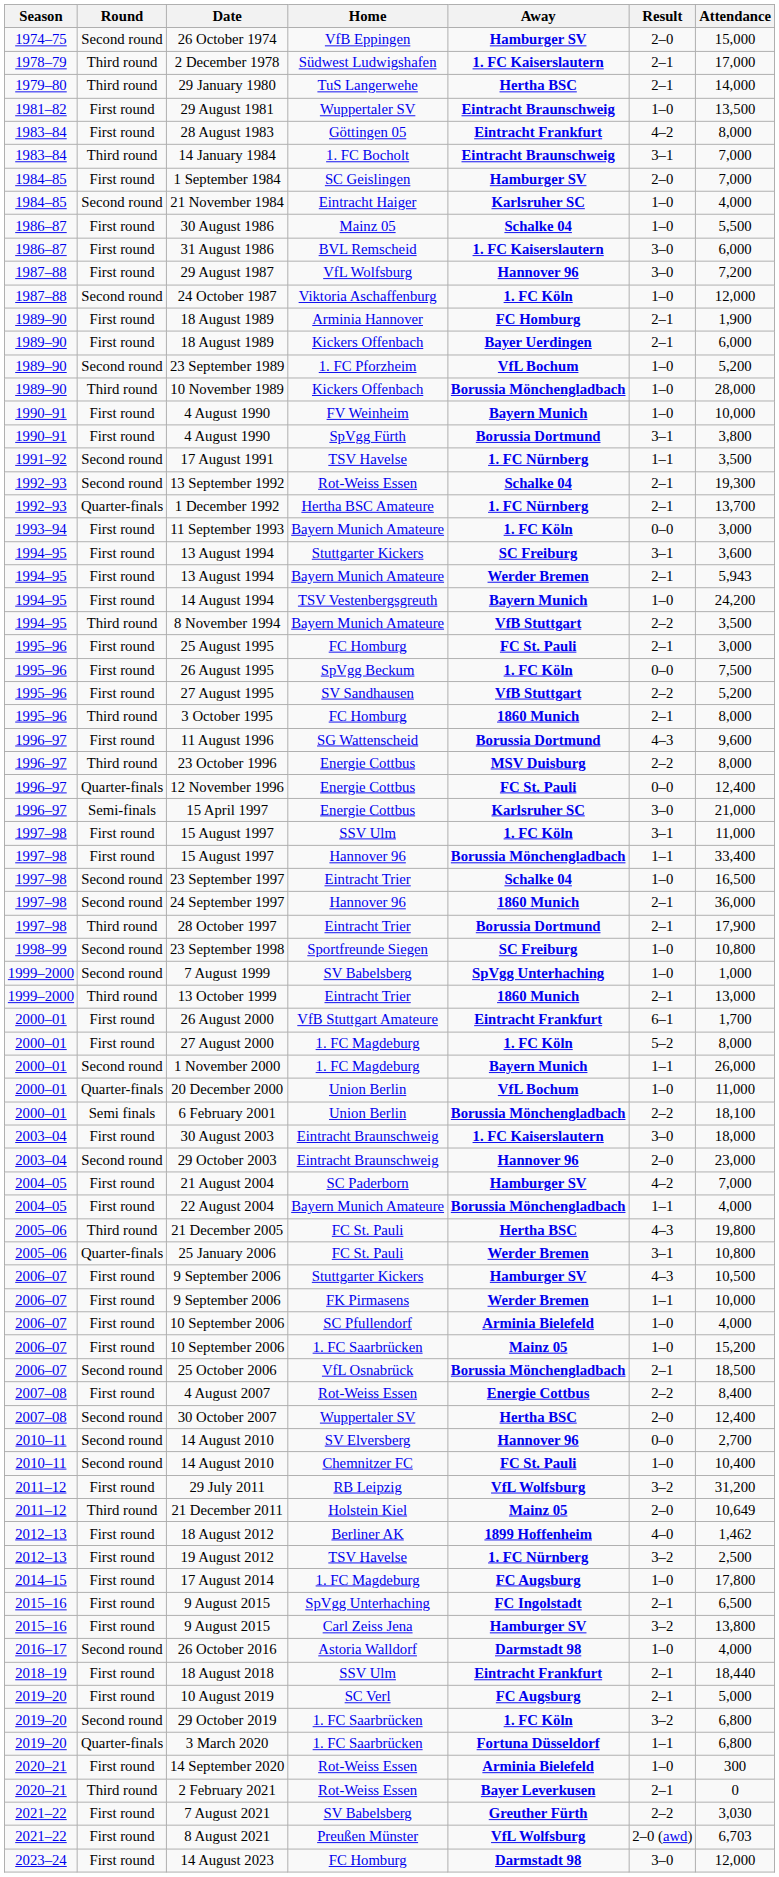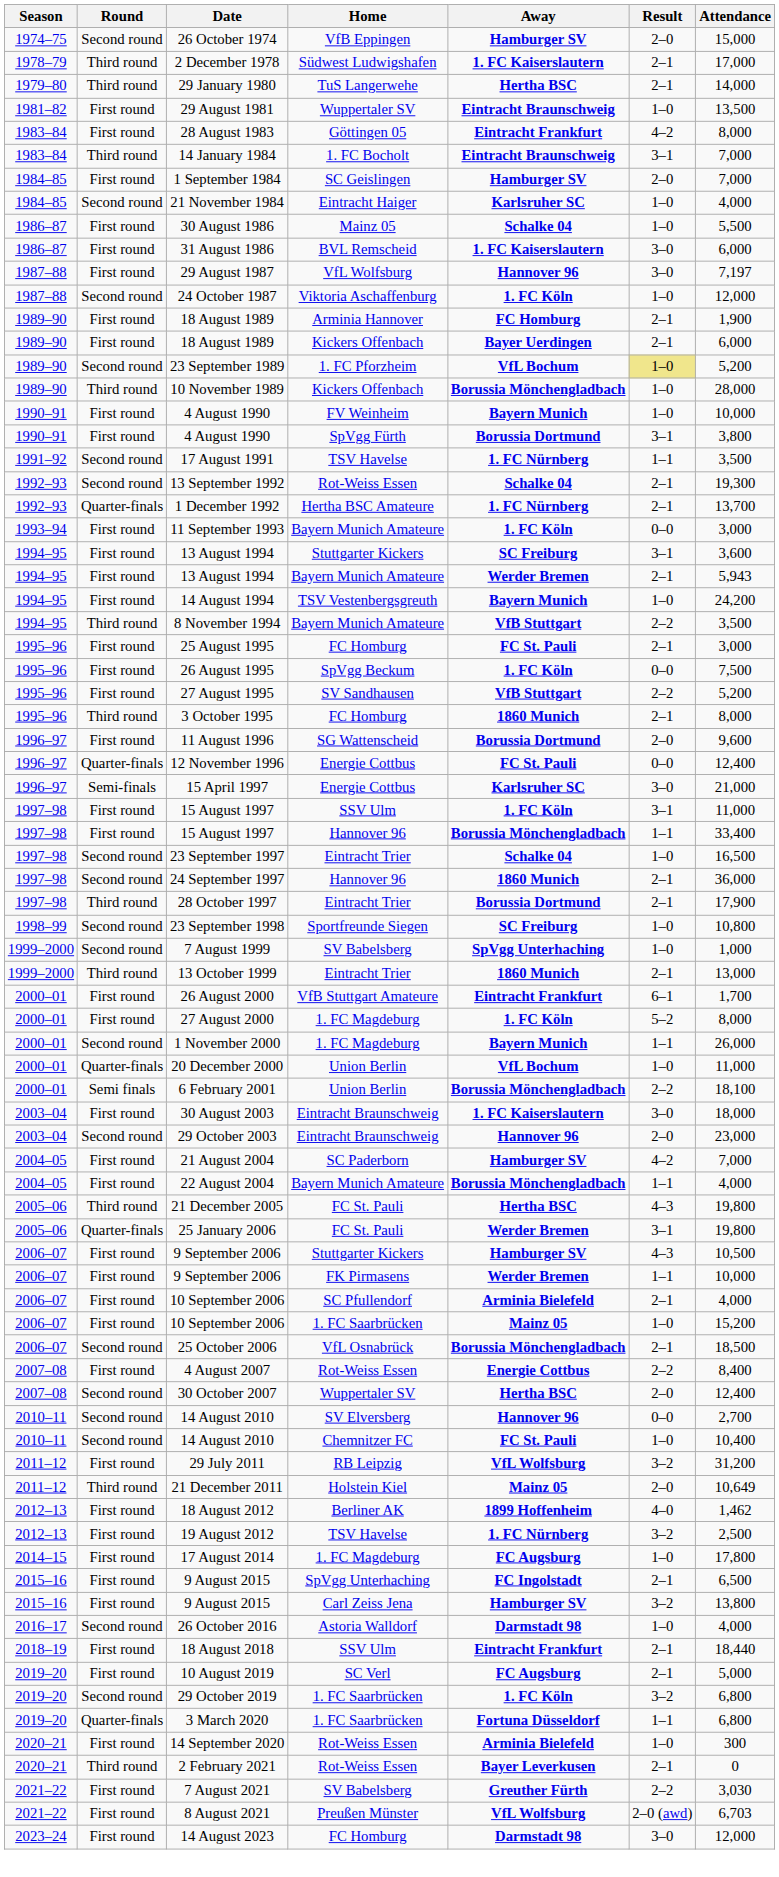(735, 272) 7,200 -> (735, 272) 7,197
(662, 366) no background -> (662, 366) khaki background
(662, 739) 4–3 -> (662, 739) 2–0
- row: (227, 763)
(735, 1253) 10,800 -> (735, 1230) 19,800
(662, 1323) 1–0 -> (662, 1300) 2–1
